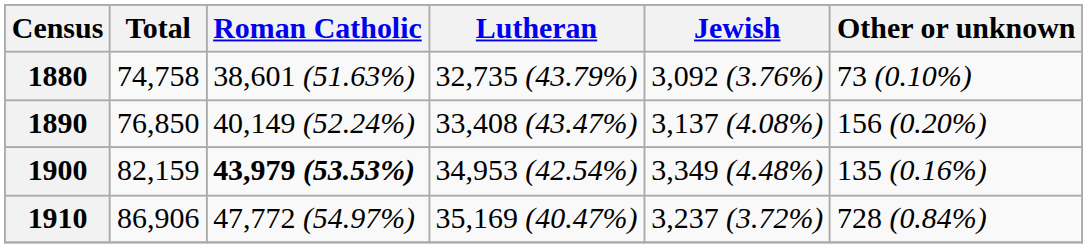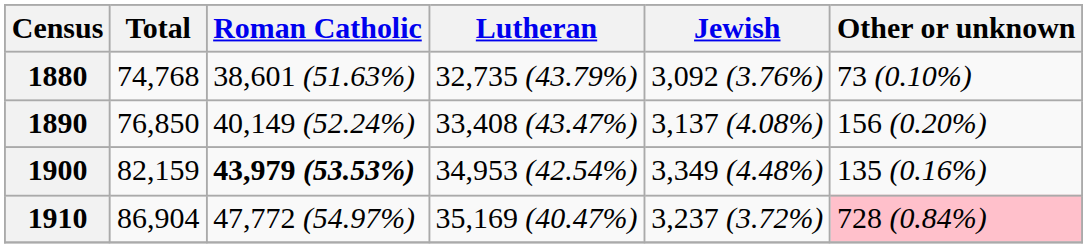(158, 75) 74,758 -> (158, 75) 74,768
(158, 218) 86,906 -> (158, 218) 86,904
(912, 218) no background -> (912, 218) pink background
